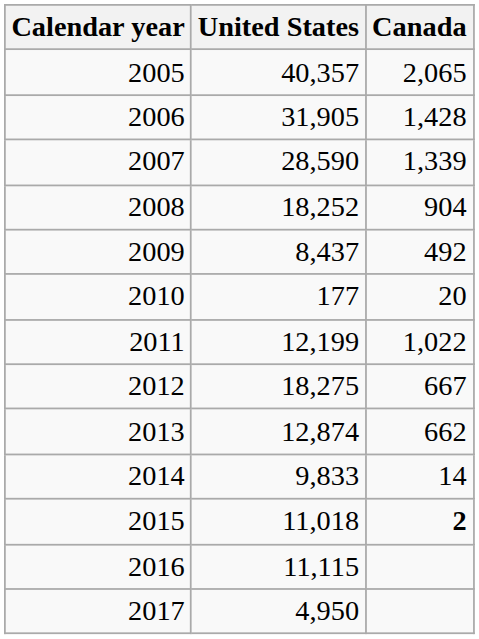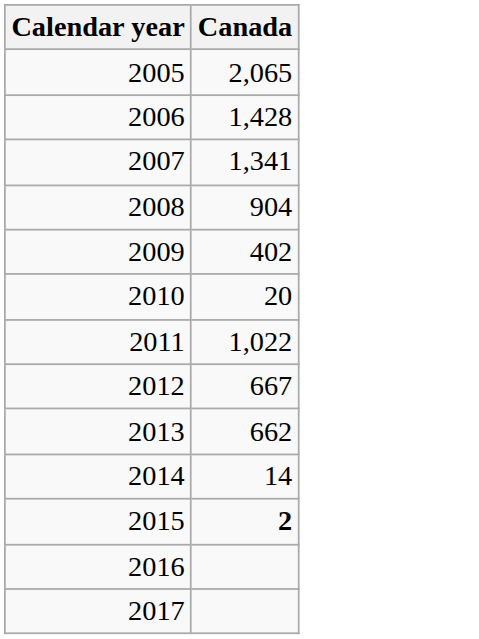- column: (278, 26)
(435, 161) 1,339 -> (260, 161) 1,341
(445, 251) 492 -> (271, 251) 402
